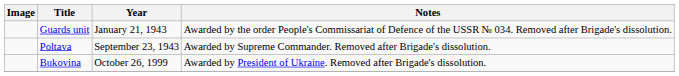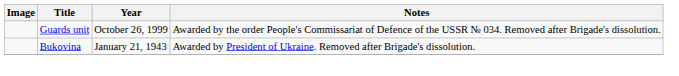(130, 29) January 21, 1943 -> (131, 29) October 26, 1999
- row: (56, 46)
(131, 63) October 26, 1999 -> (130, 46) January 21, 1943
